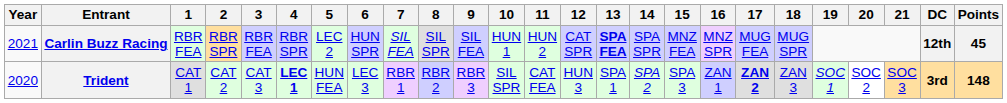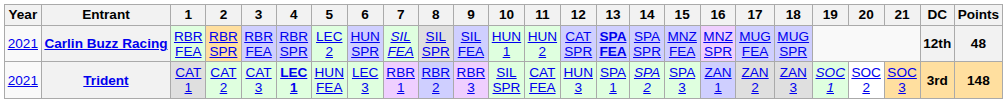(978, 44) 45 -> (978, 44) 48
(23, 80) 2020 -> (23, 80) 2021
(755, 80) bold -> (755, 80) normal
